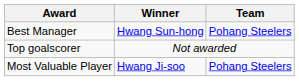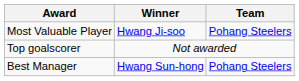rows swapped: (59, 66) <-> (42, 31)
